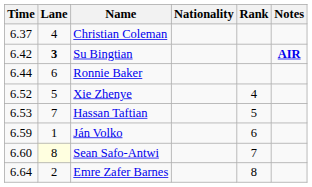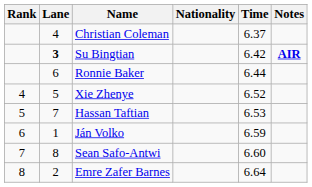columns swapped: (254, 14) <-> (21, 14)
(54, 152) lightyellow background -> (56, 152) no background
